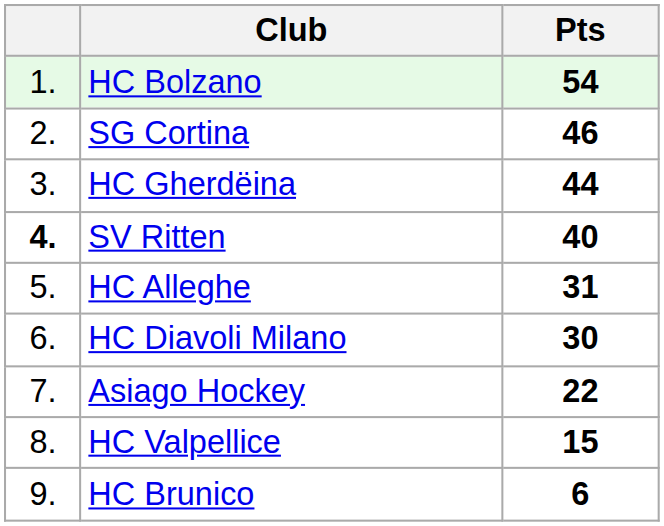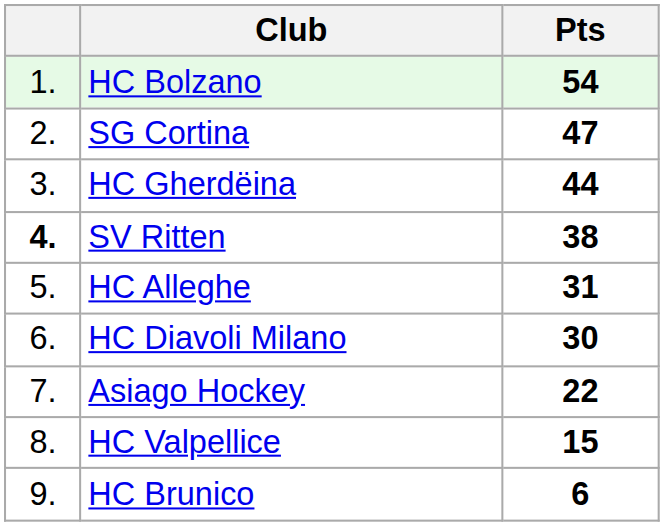(580, 133) 46 -> (580, 133) 47
(580, 236) 40 -> (580, 236) 38
